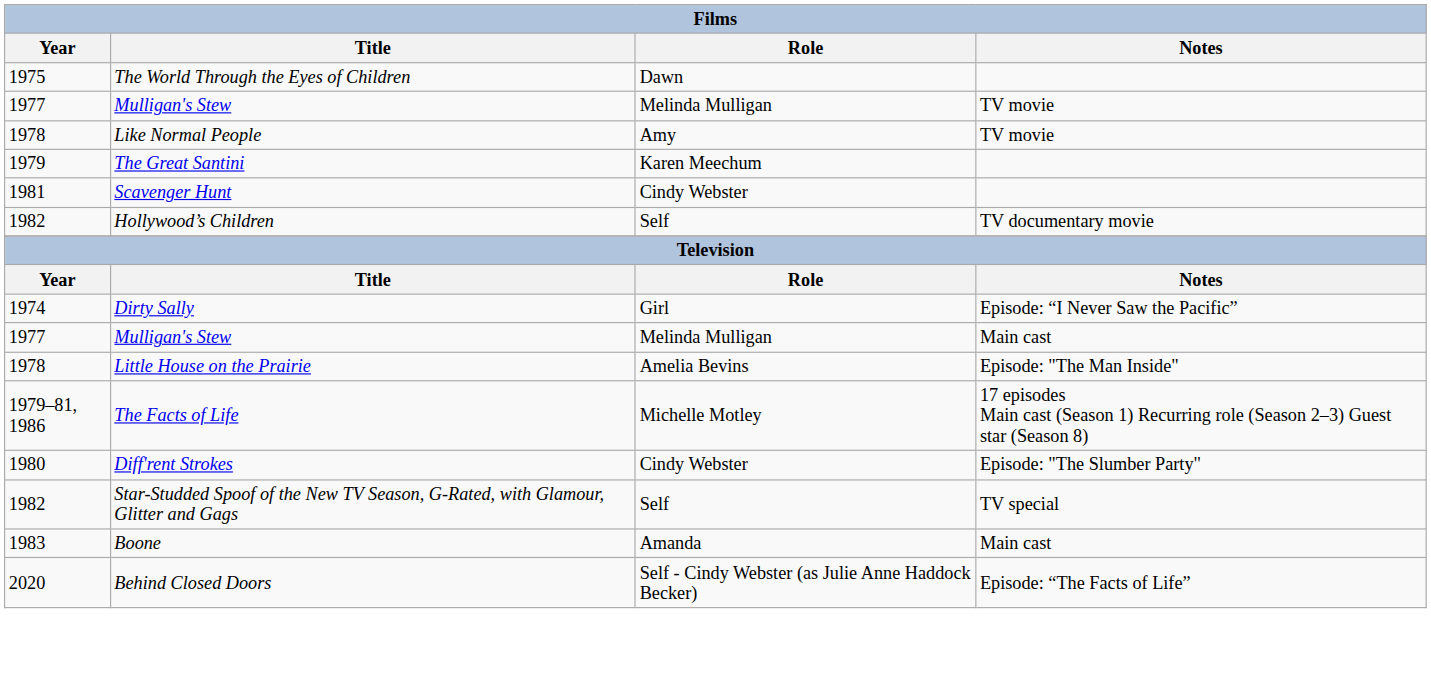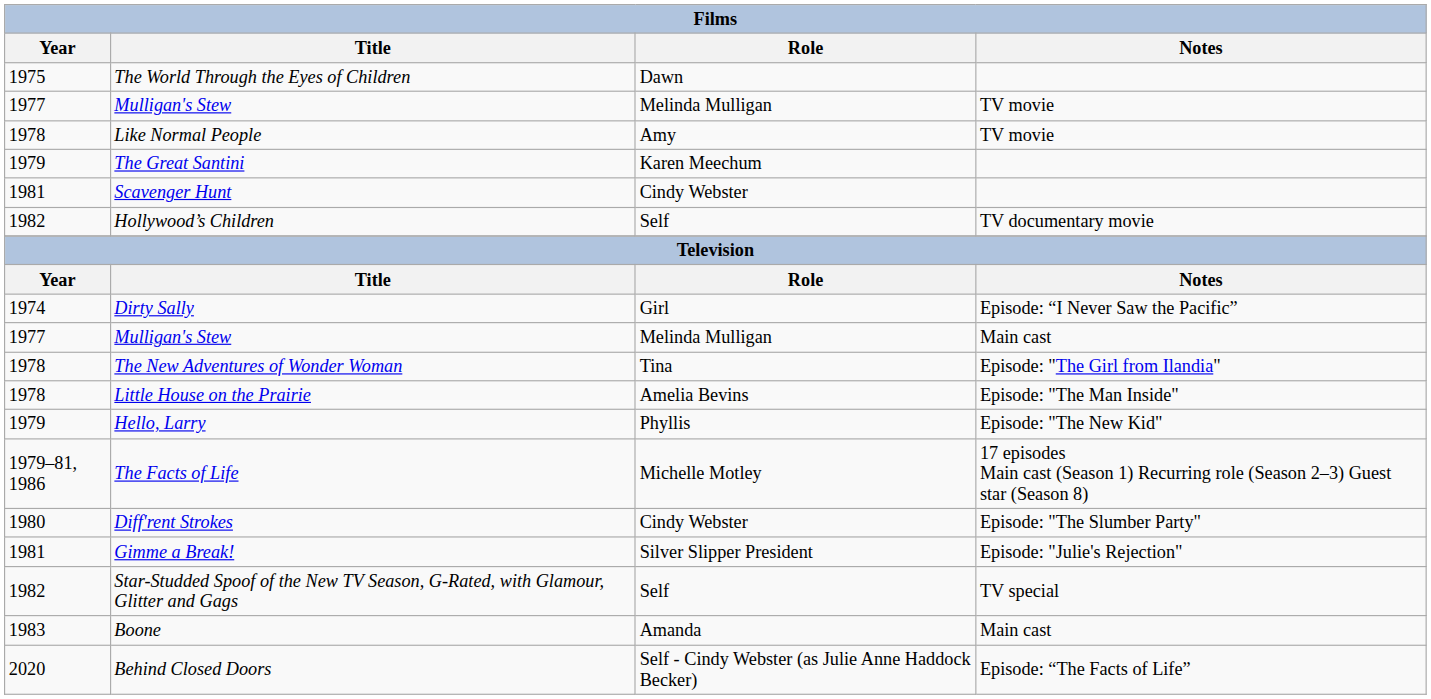+ row: (258, 366)
+ row: (160, 423)
+ row: (174, 551)
